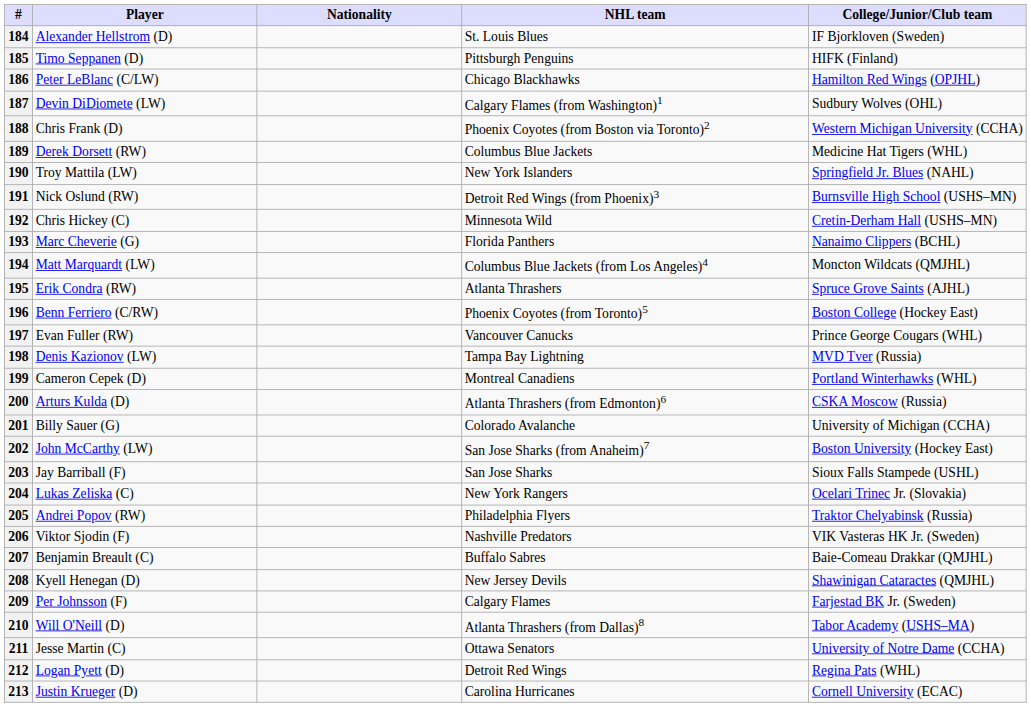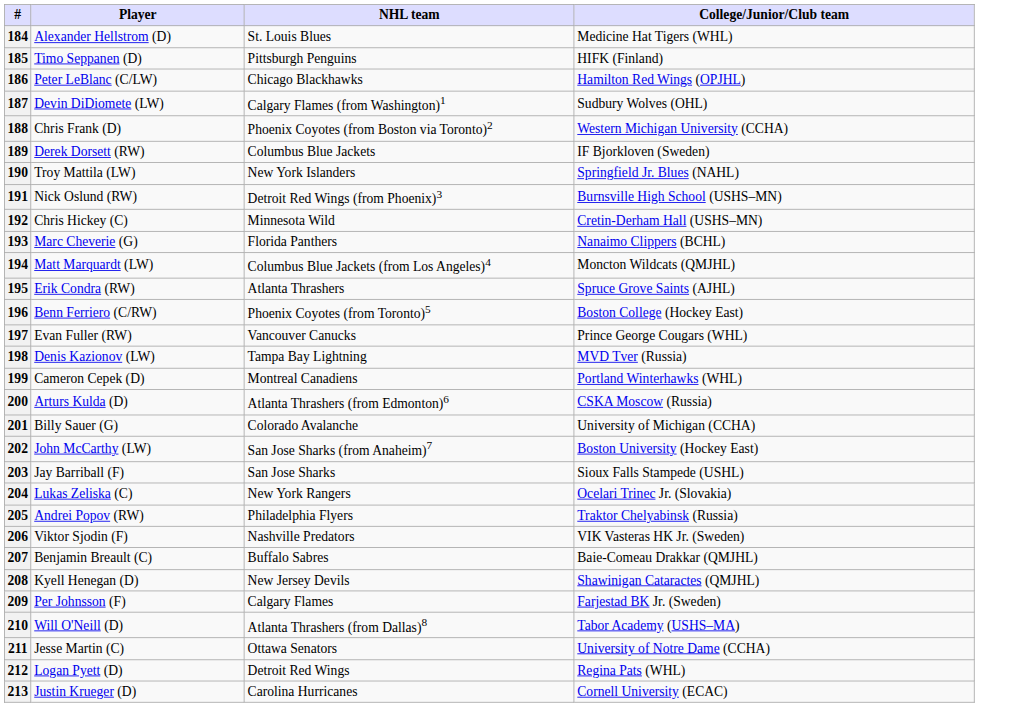- column: (359, 15)
(878, 36) IF Bjorkloven (Sweden) -> (655, 36) Medicine Hat Tigers (WHL)
(890, 152) Medicine Hat Tigers (WHL) -> (643, 152) IF Bjorkloven (Sweden)
